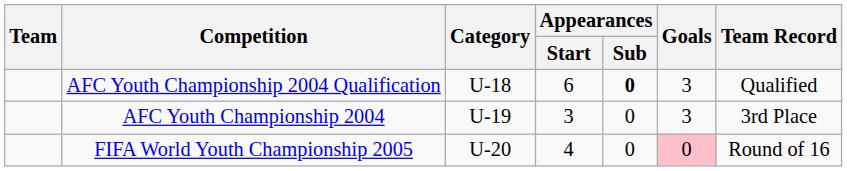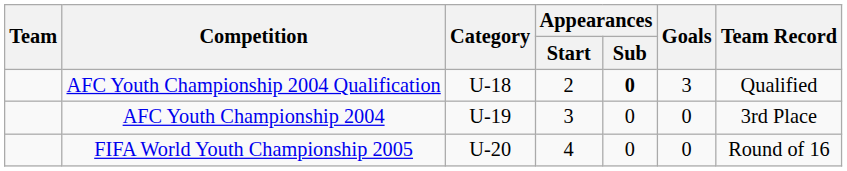(569, 85) 6 -> (569, 85) 2
(687, 117) 3 -> (687, 117) 0
(687, 149) pink background -> (687, 149) no background
